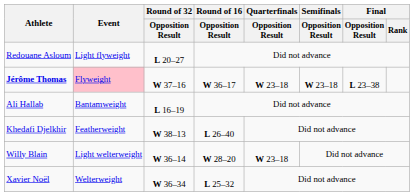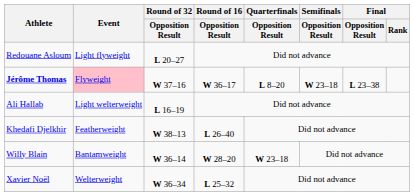(272, 85) W 23–18 -> (272, 85) L 8–20
(101, 104) Bantamweight -> (109, 104) Light welterweight
(109, 154) Light welterweight -> (101, 154) Bantamweight
